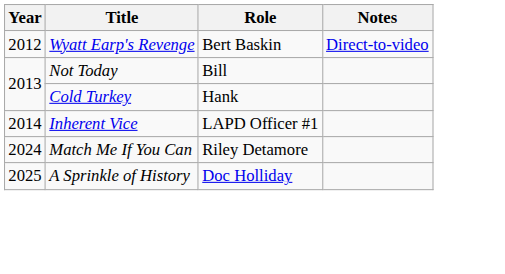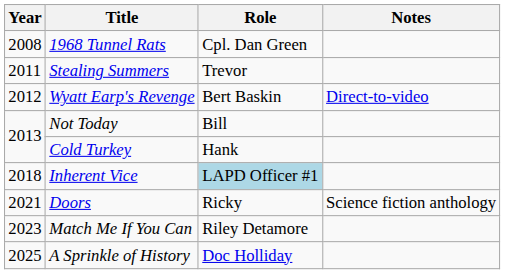+ row: (108, 44)
+ row: (109, 70)
(25, 123) 2014 -> (25, 176) 2018
(260, 123) no background -> (260, 176) lightblue background
+ row: (70, 202)
(25, 149) 2024 -> (25, 228) 2023
